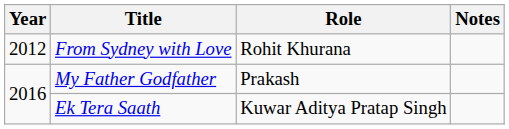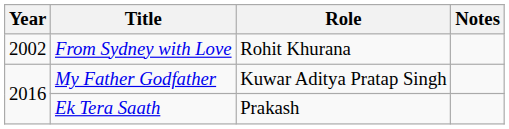(28, 49) 2012 -> (28, 49) 2002
(270, 78) Prakash -> (343, 78) Kuwar Aditya Pratap Singh
(343, 108) Kuwar Aditya Pratap Singh -> (270, 108) Prakash
